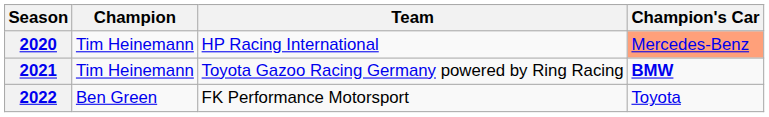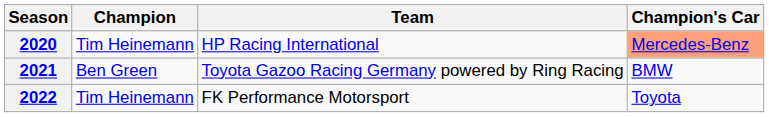(135, 71) Tim Heinemann -> (117, 71) Ben Green
(652, 71) bold -> (652, 71) normal
(117, 97) Ben Green -> (135, 97) Tim Heinemann
